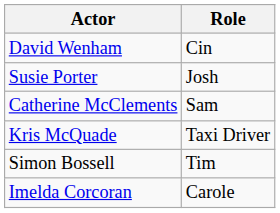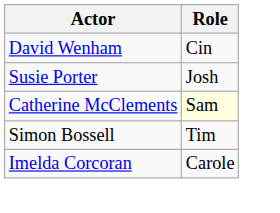(202, 105) no background -> (202, 105) lightyellow background
- row: (63, 134)
